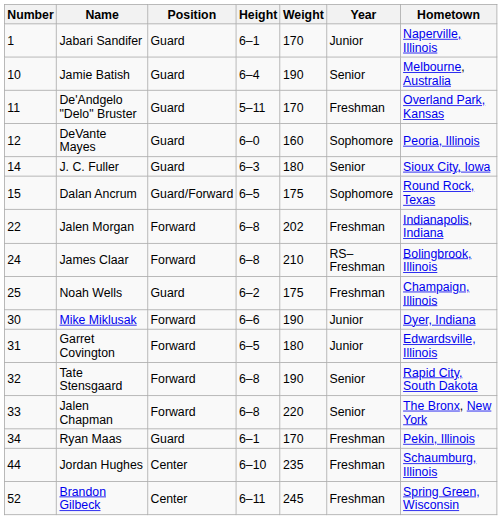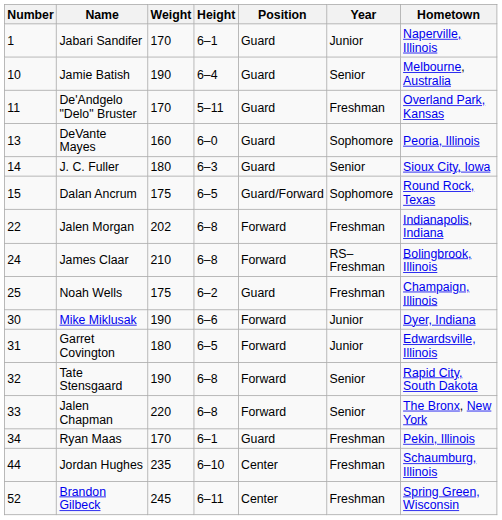columns swapped: (192, 14) <-> (303, 14)
(14, 140) 12 -> (14, 140) 13
